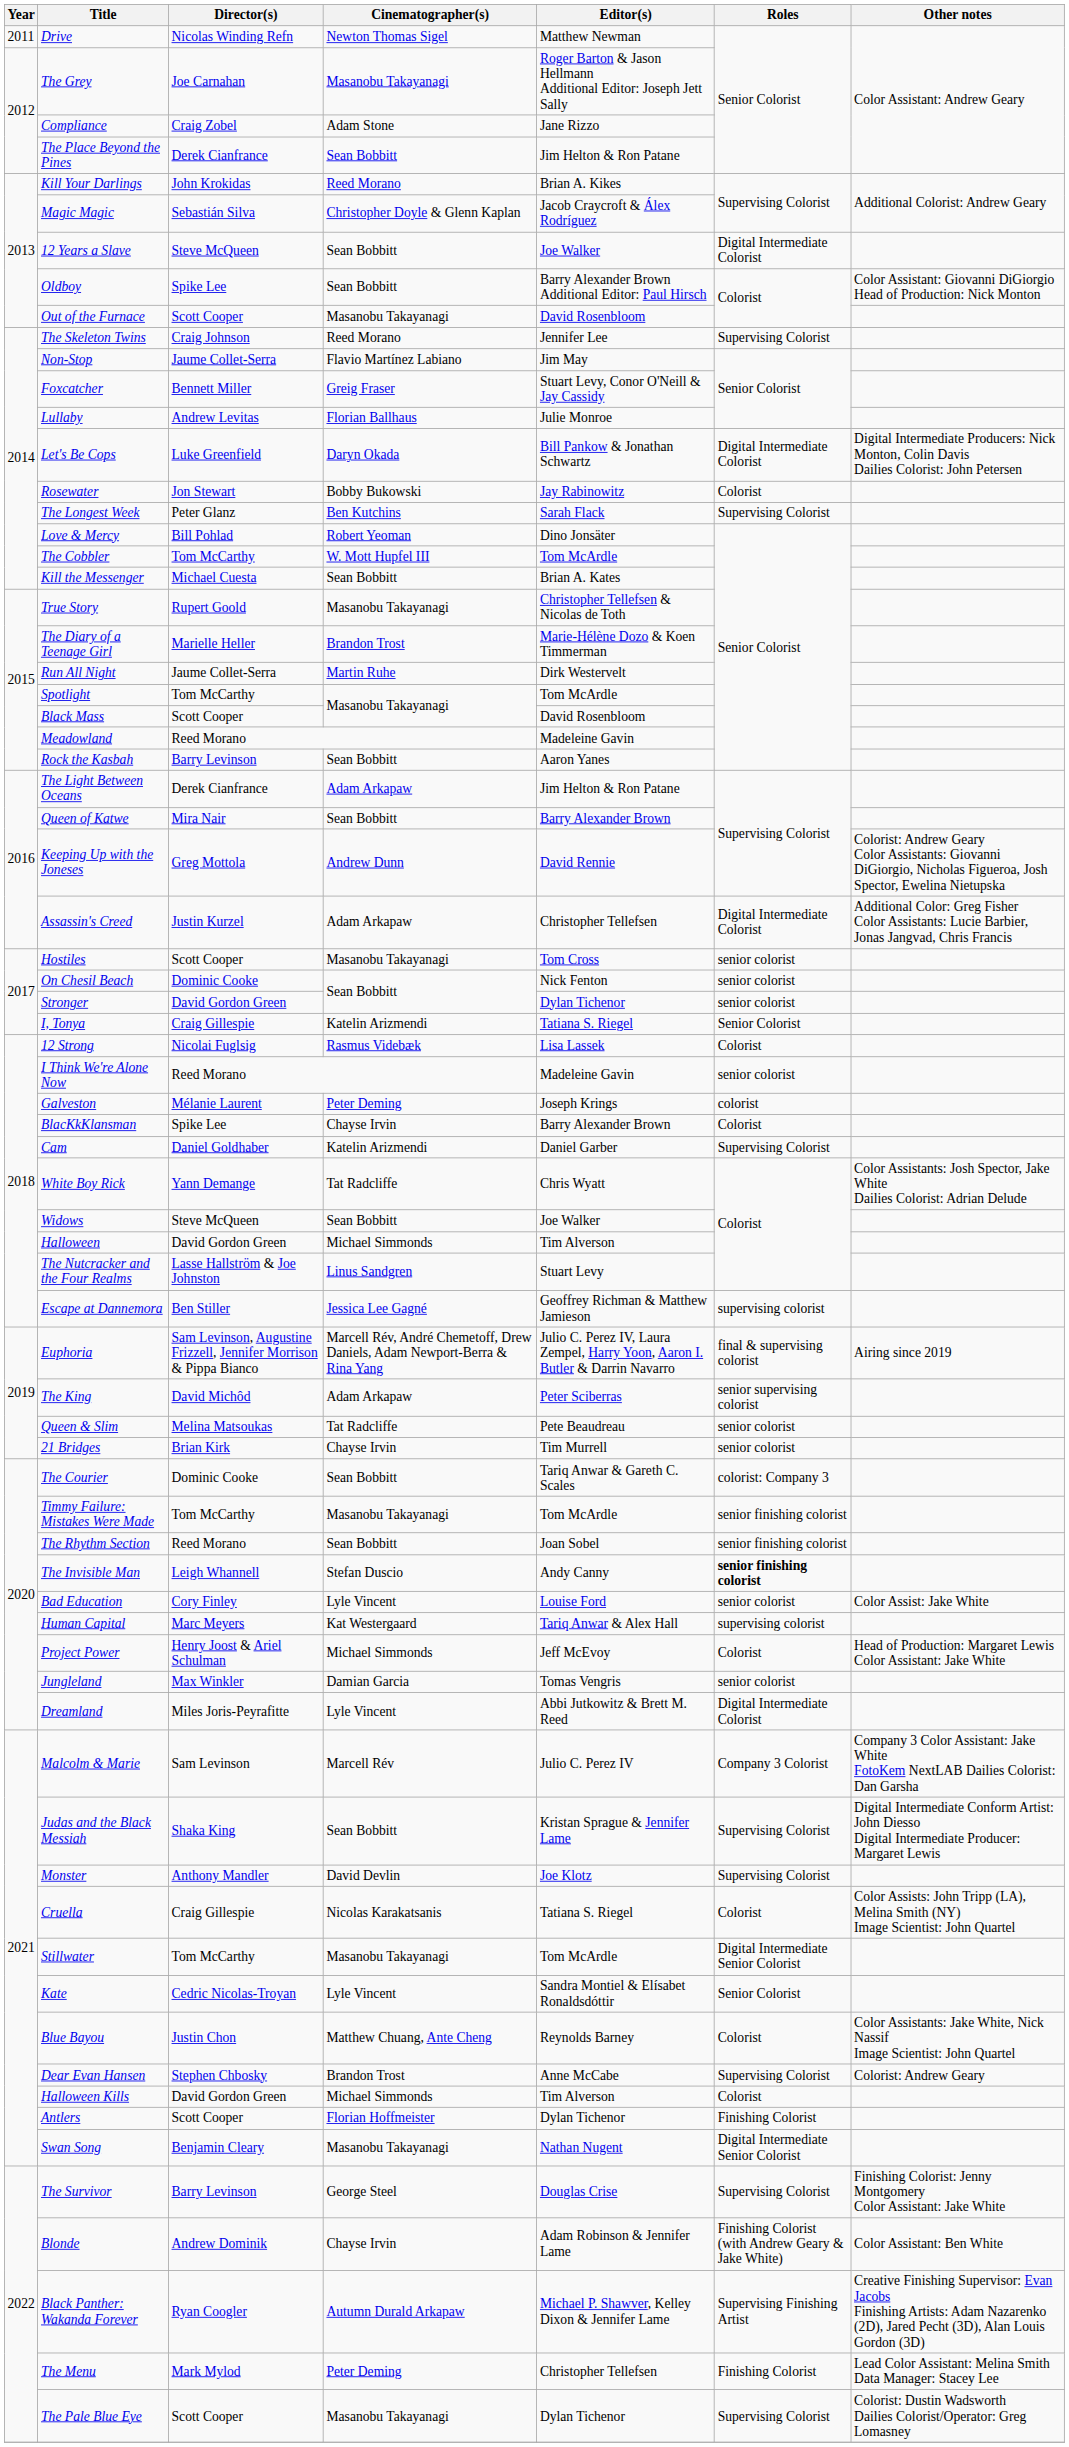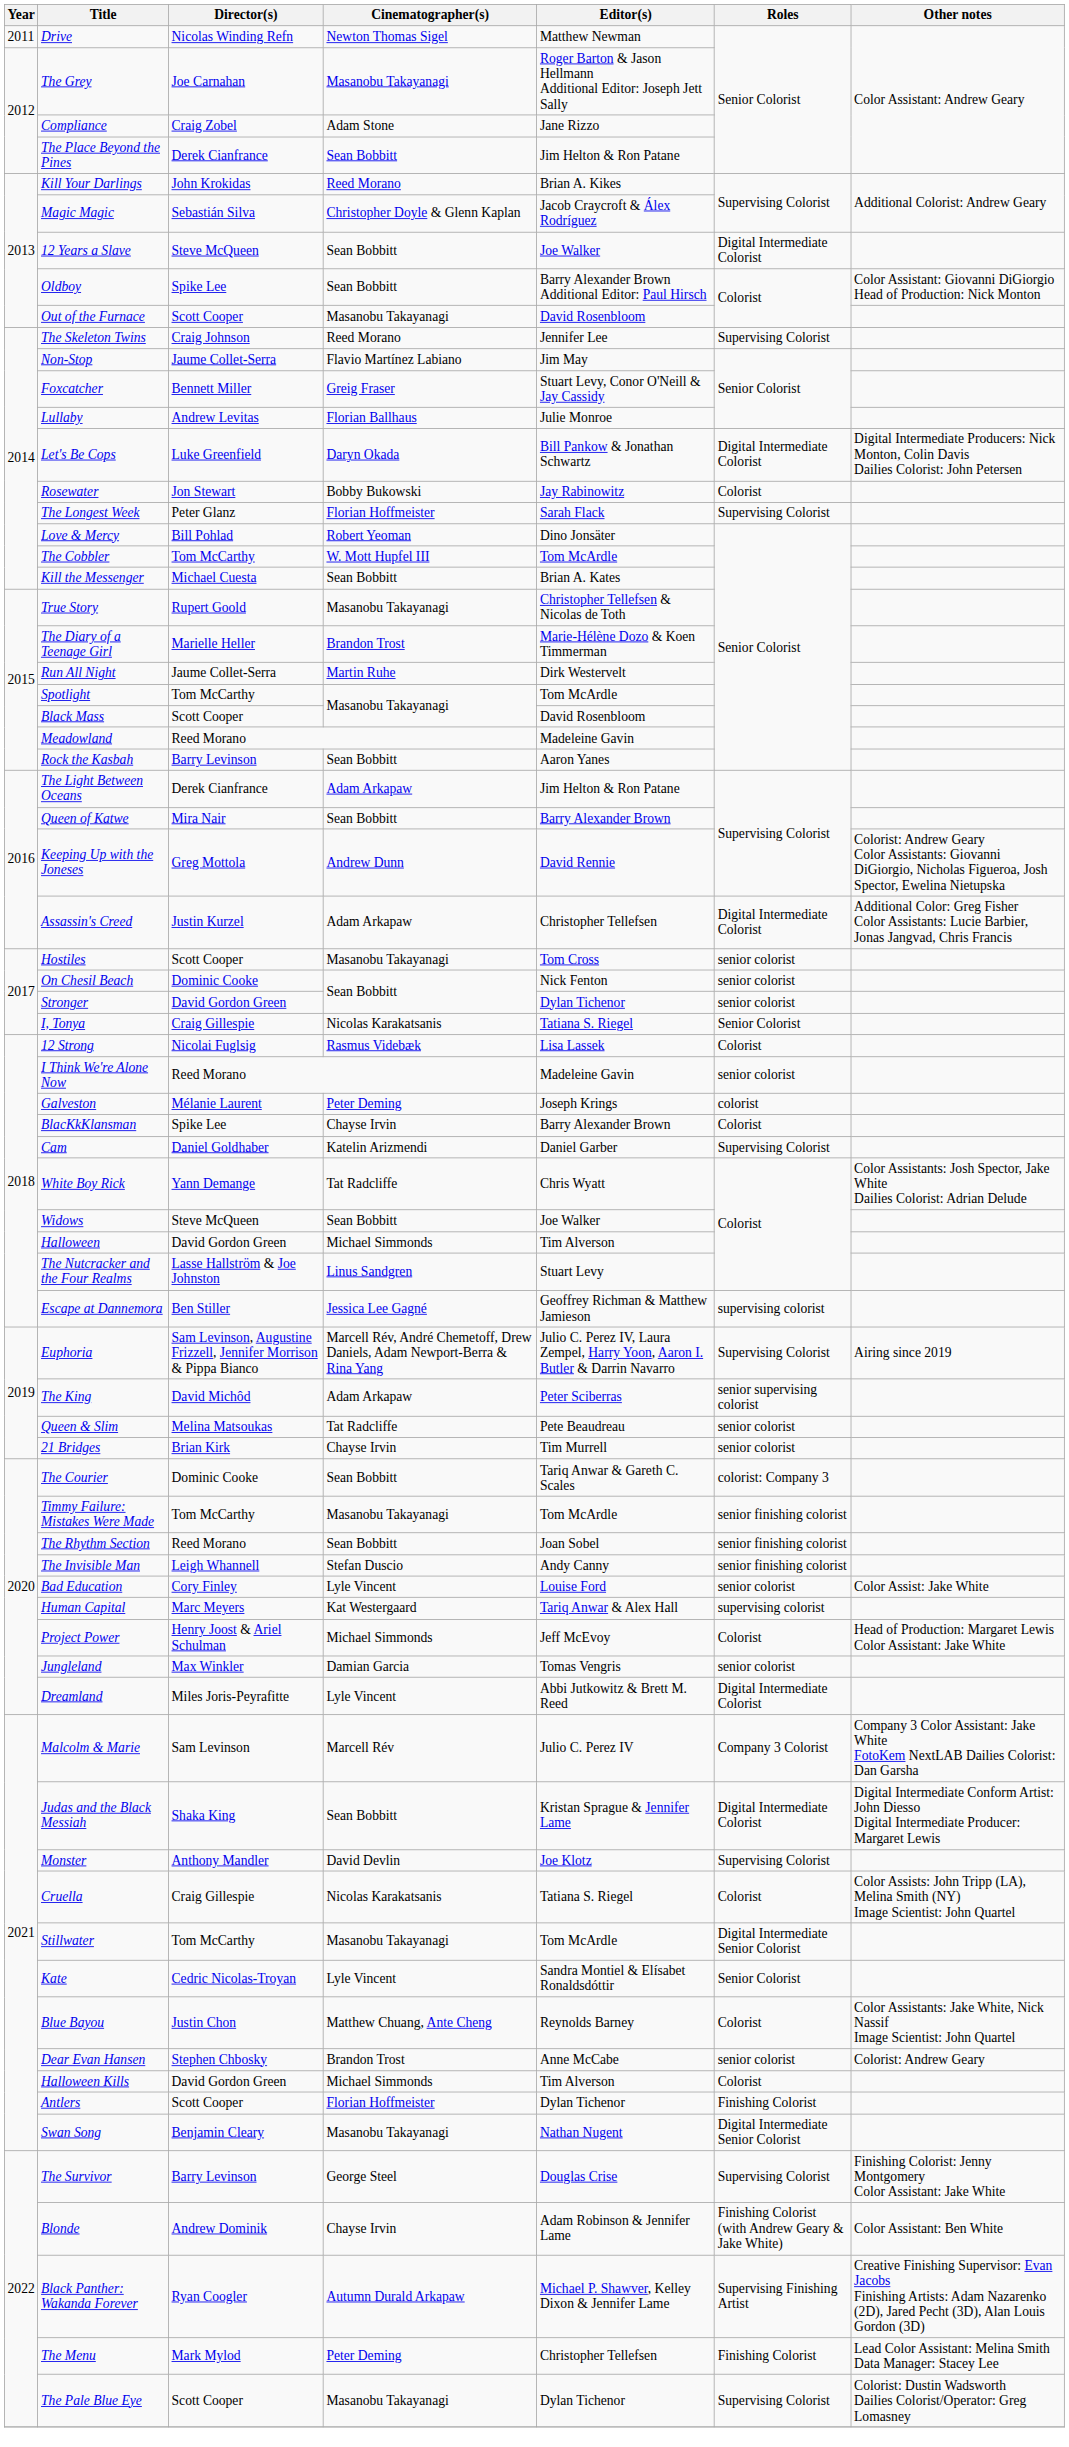(364, 513) Ben Kutchins -> (381, 513) Florian Hoffmeister
(377, 1024) Katelin Arizmendi -> (384, 1024) Nicolas Karakatsanis
(770, 1353) final & supervising colorist -> (774, 1353) Supervising Colorist
(762, 1572) bold -> (782, 1565) normal
(774, 1830) Supervising Colorist -> (773, 1815) Digital Intermediate Colorist
(774, 2075) Supervising Colorist -> (756, 2059) senior colorist
